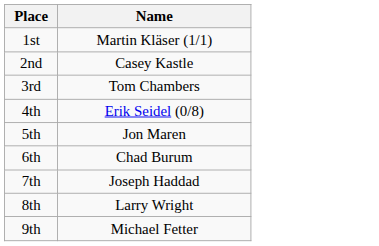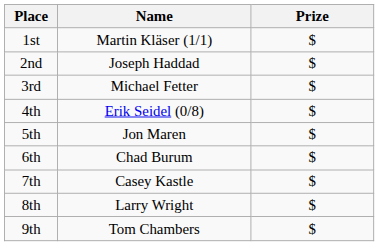+ column: (312, 16)
(154, 63) Casey Kastle -> (154, 63) Joseph Haddad
(154, 87) Tom Chambers -> (154, 87) Michael Fetter
(154, 181) Joseph Haddad -> (154, 181) Casey Kastle
(154, 228) Michael Fetter -> (154, 228) Tom Chambers
